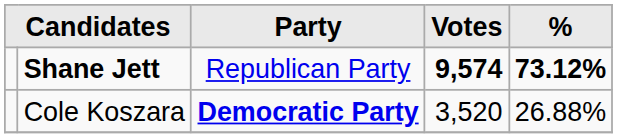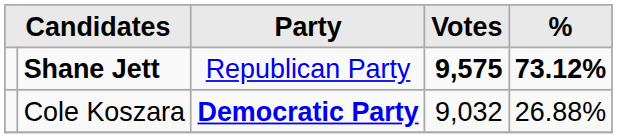(469, 69) 9,574 -> (469, 69) 9,575
(469, 112) 3,520 -> (469, 112) 9,032
